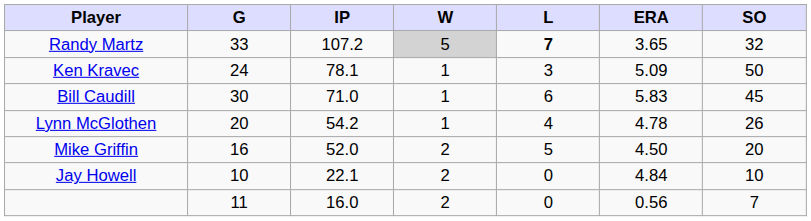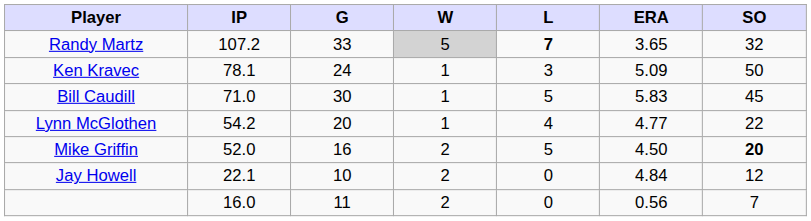columns swapped: (239, 17) <-> (342, 17)
(548, 96) 6 -> (548, 96) 5
(651, 123) 4.78 -> (651, 123) 4.77
(754, 123) 26 -> (754, 123) 22
(754, 149) normal -> (754, 149) bold
(754, 176) 10 -> (754, 176) 12
